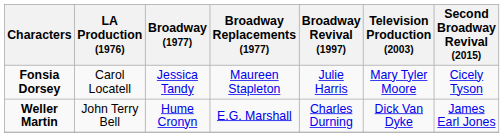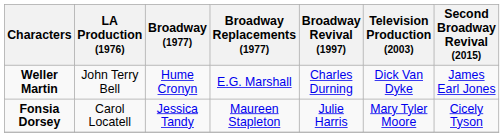rows swapped: (39, 115) <-> (39, 82)
